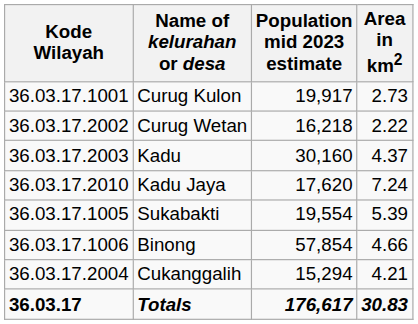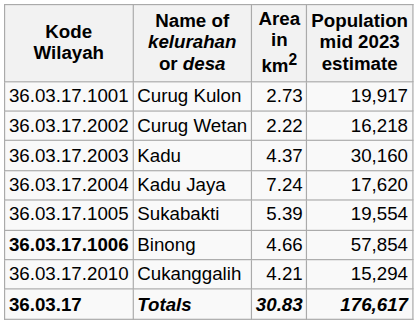columns swapped: (385, 42) <-> (304, 42)
(69, 185) 36.03.17.2010 -> (69, 185) 36.03.17.2004
(69, 244) normal -> (69, 244) bold
(69, 274) 36.03.17.2004 -> (69, 274) 36.03.17.2010
